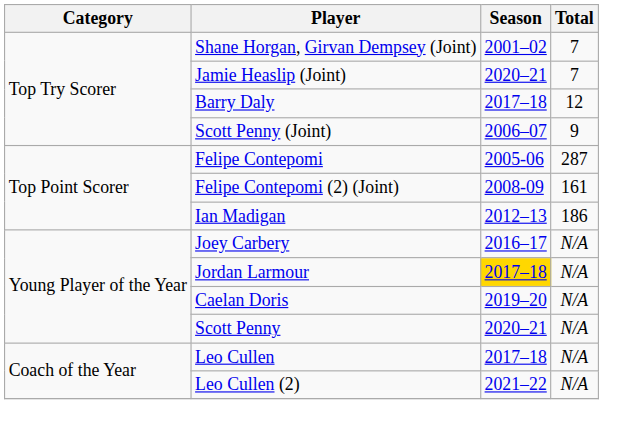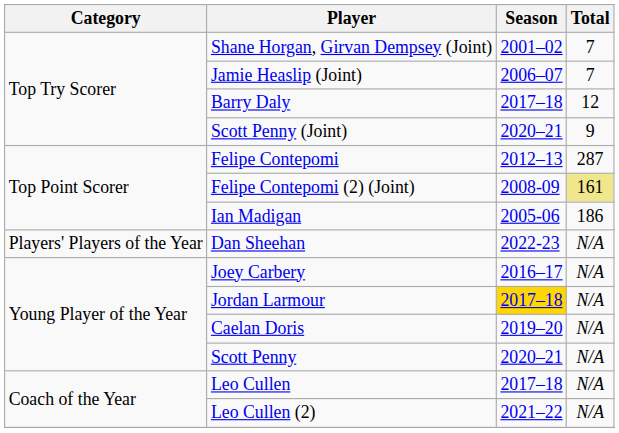(516, 74) 2020–21 -> (532, 74) 2006–07
(516, 131) 2006–07 -> (532, 131) 2020–21
(514, 159) 2005-06 -> (532, 159) 2012–13
(574, 187) no background -> (590, 187) khaki background
(516, 215) 2012–13 -> (530, 215) 2005-06
+ row: (258, 243)
